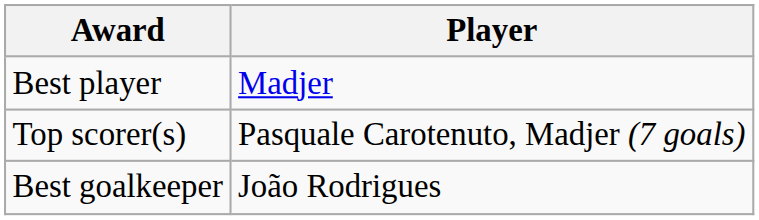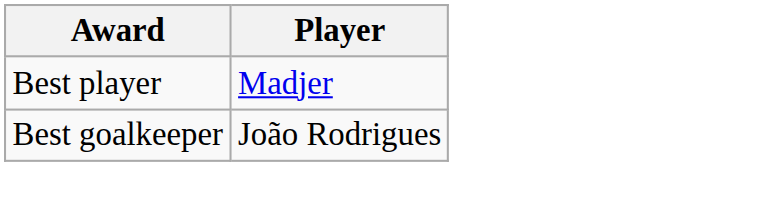- row: (99, 134)
